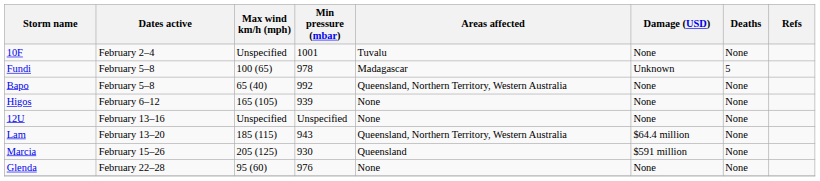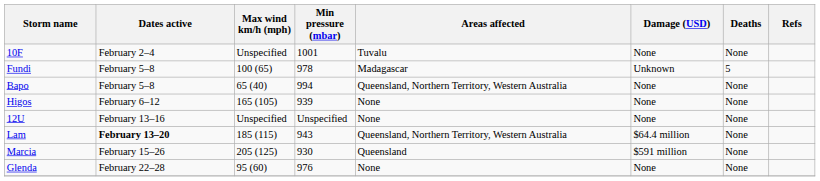(305, 85) 992 -> (305, 85) 994
(132, 135) normal -> (134, 135) bold
